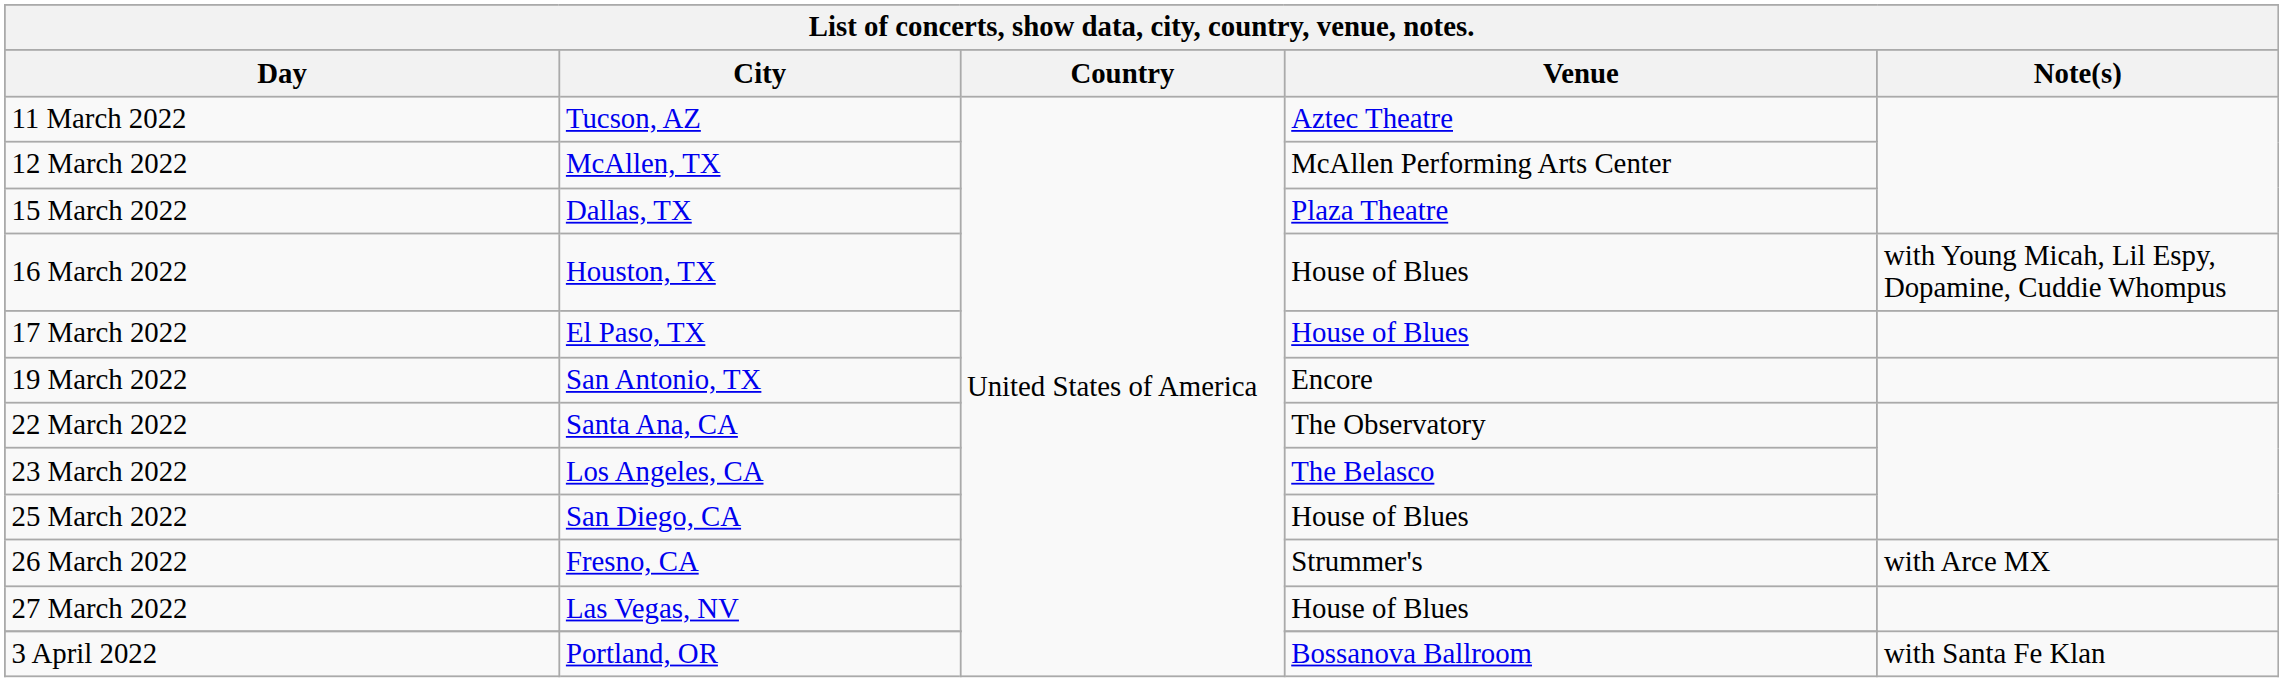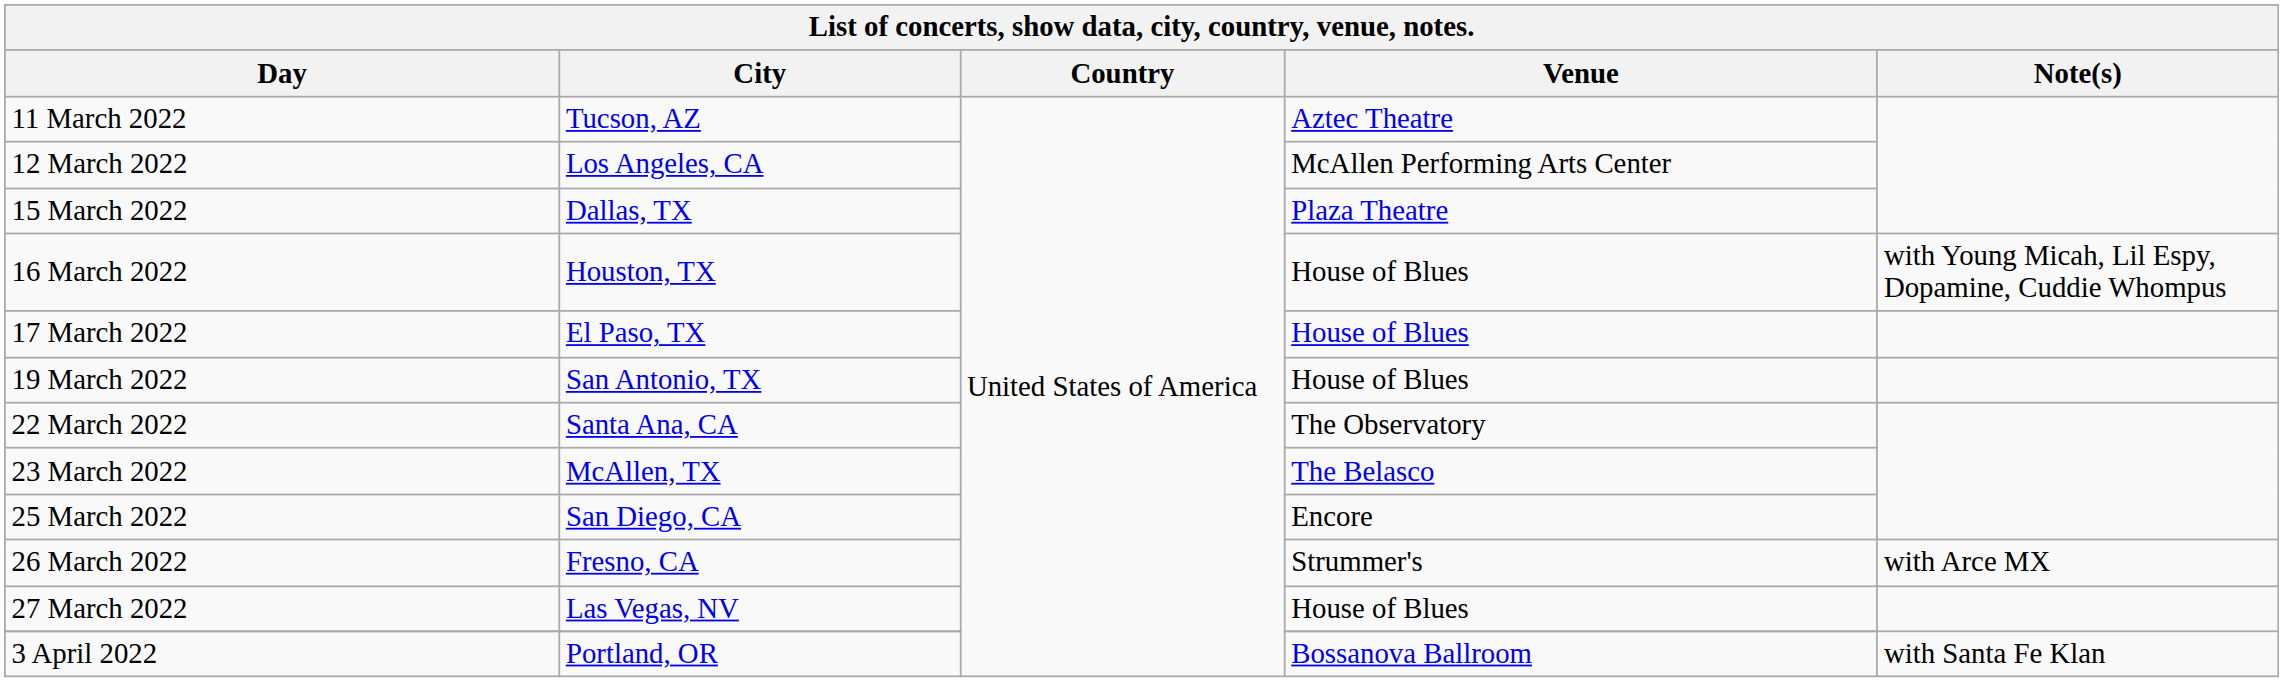(643, 164) McAllen, TX -> (665, 164) Los Angeles, CA
(1332, 379) Encore -> (1380, 379) House of Blues
(665, 470) Los Angeles, CA -> (643, 470) McAllen, TX
(1380, 516) House of Blues -> (1332, 516) Encore
